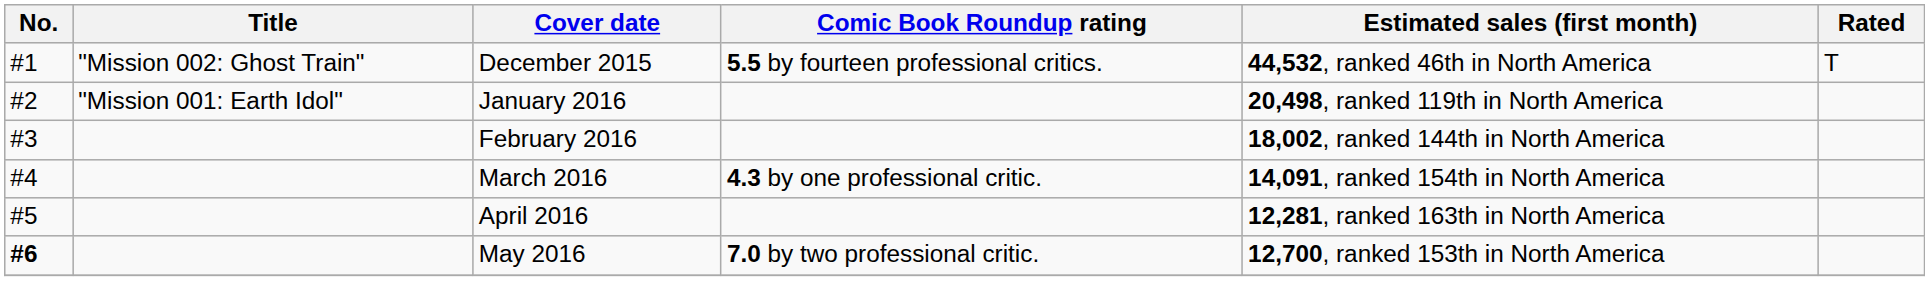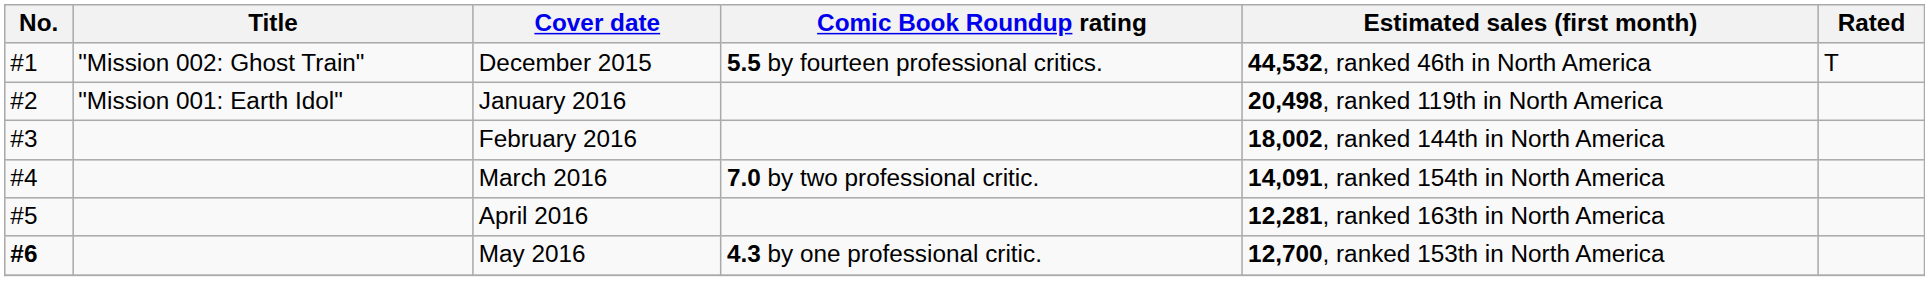(884, 178) 4.3 by one professional critic. -> (883, 178) 7.0 by two professional critic.
(883, 255) 7.0 by two professional critic. -> (884, 255) 4.3 by one professional critic.
